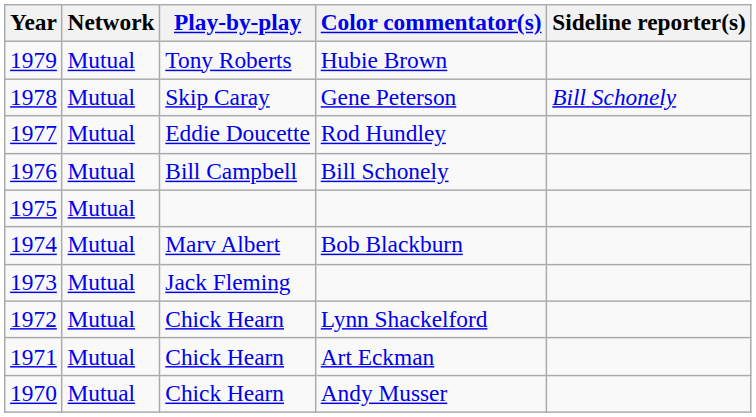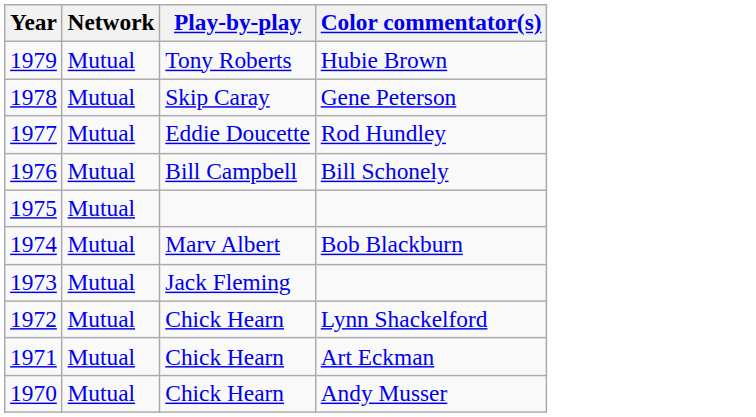- column: (649, 23)
